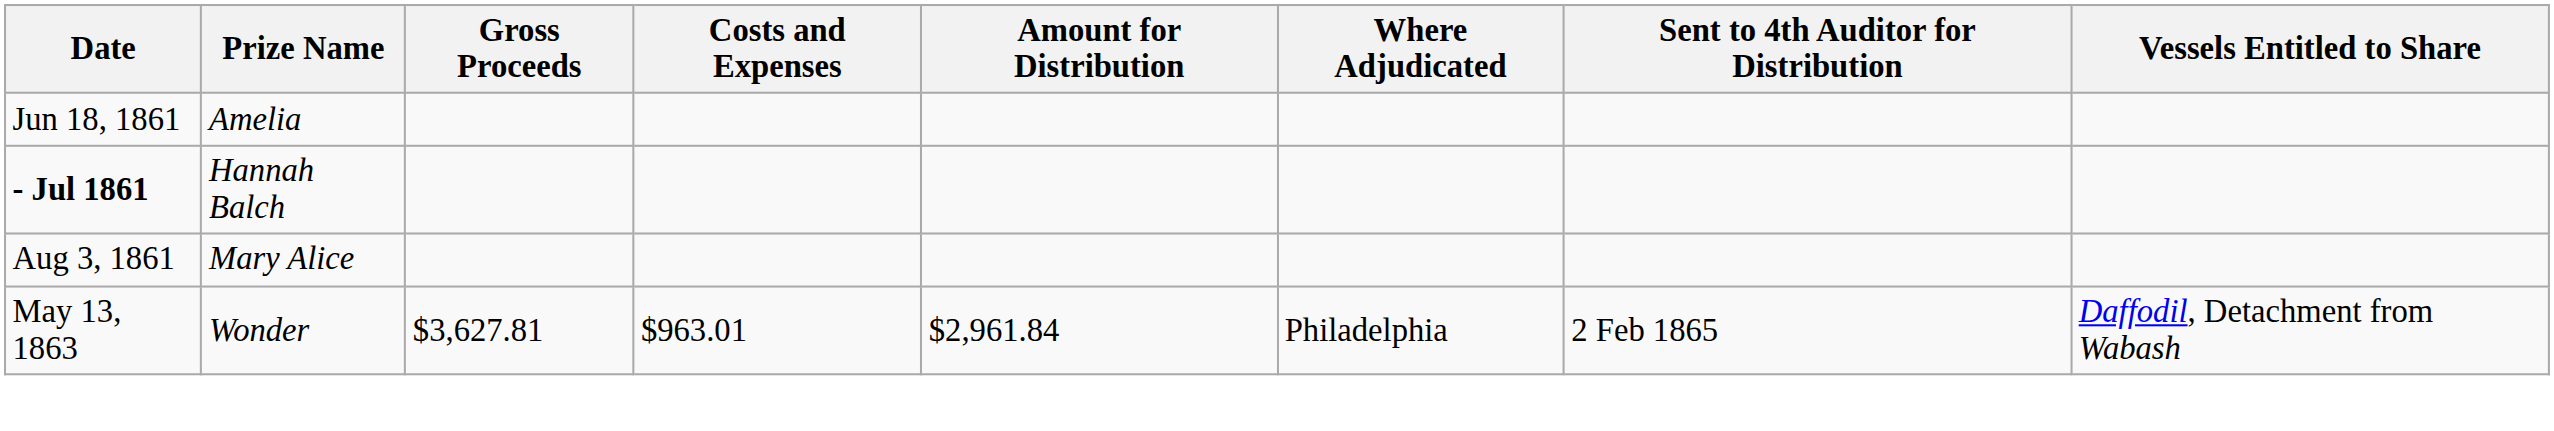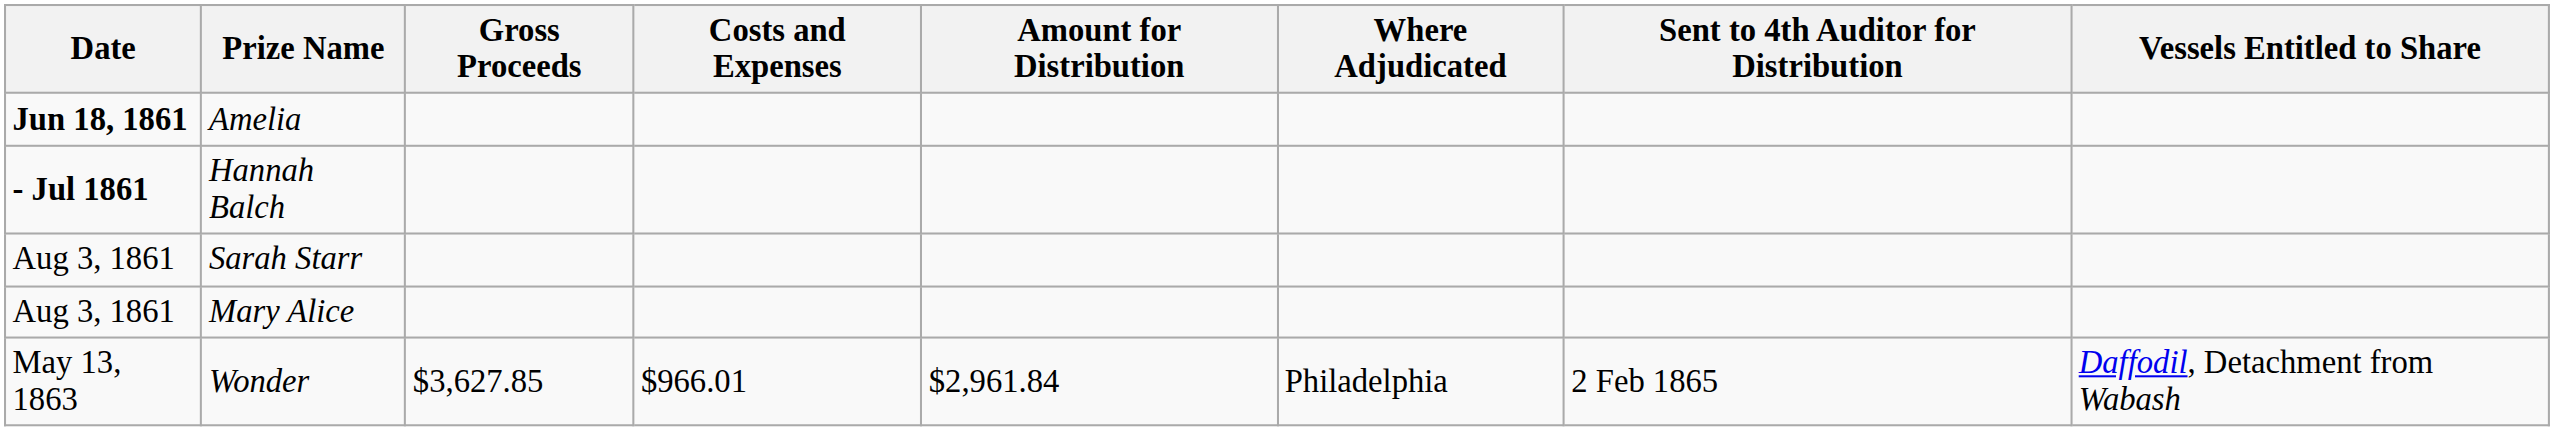(96, 118) normal -> (100, 118) bold
+ row: (286, 259)
(478, 329) $3,627.81 -> (478, 381) $3,627.85
(694, 329) $963.01 -> (694, 381) $966.01
